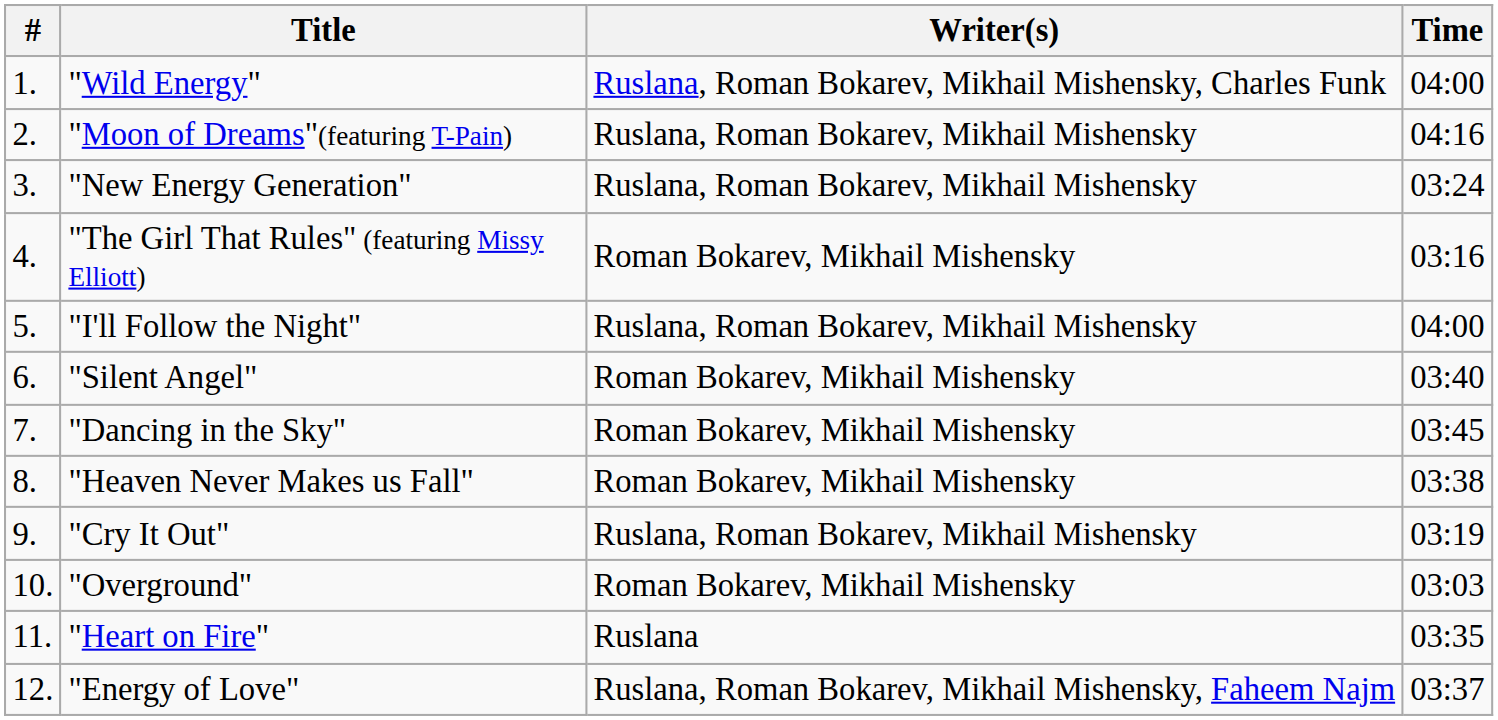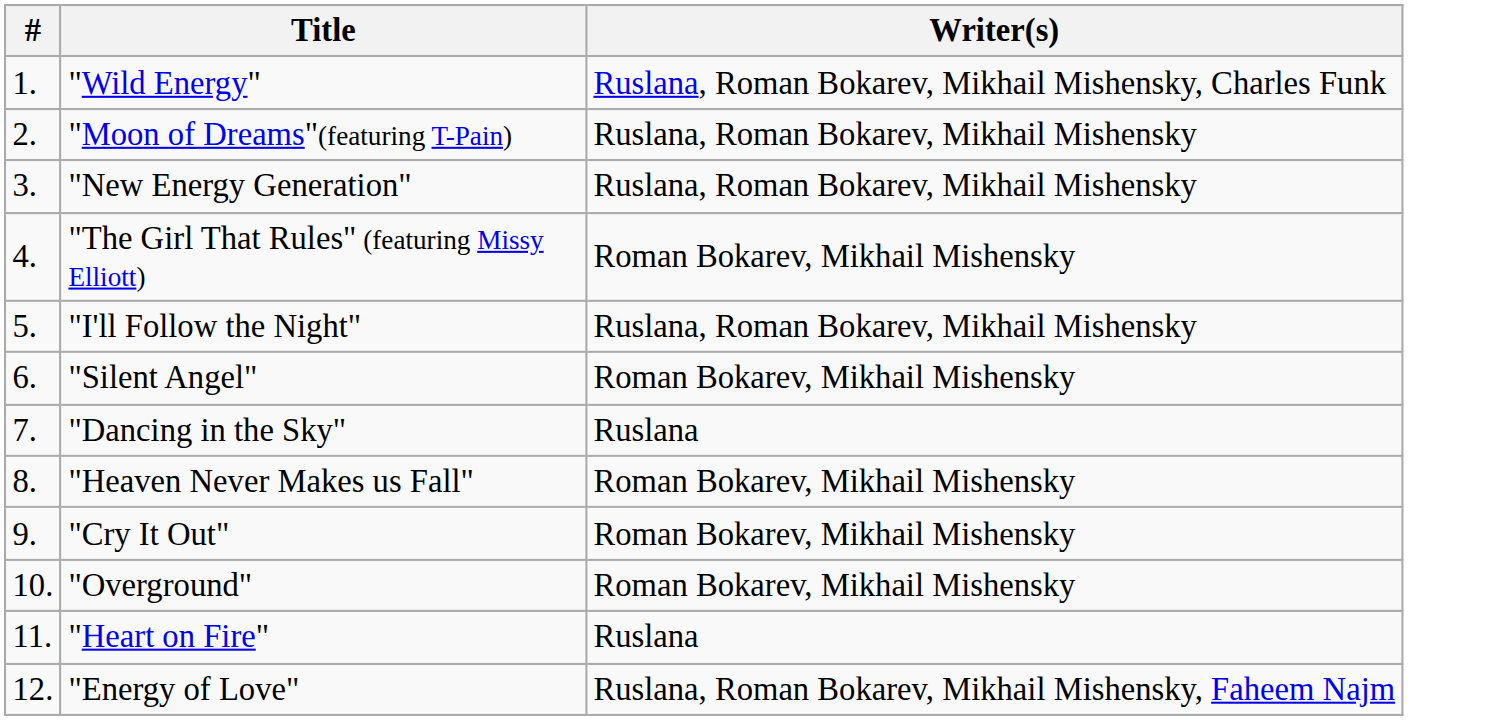- column: (1447, 30)
(834, 429) Roman Bokarev, Mikhail Mishensky -> (646, 429) Ruslana
(895, 532) Ruslana, Roman Bokarev, Mikhail Mishensky -> (834, 532) Roman Bokarev, Mikhail Mishensky
